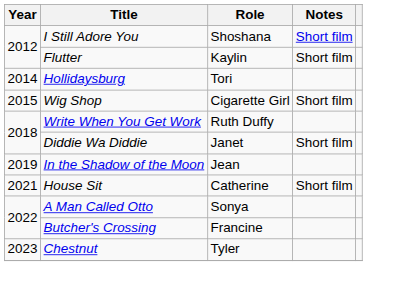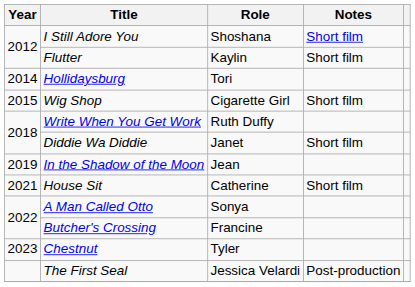+ row: (85, 270)
